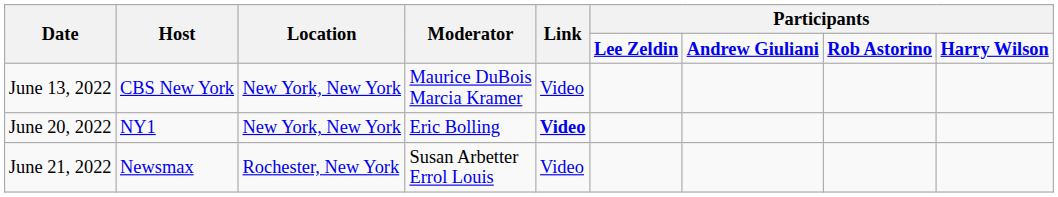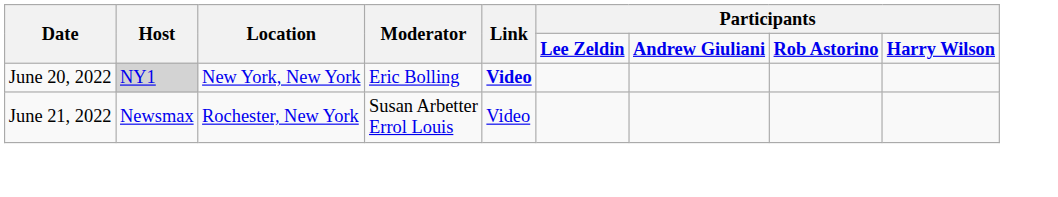- row: (60, 87)
(138, 127) no background -> (138, 77) lightgrey background
